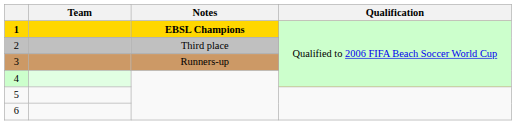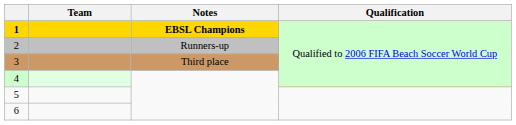(205, 45) Third place -> (205, 45) Runners-up
(205, 62) Runners-up -> (205, 62) Third place
